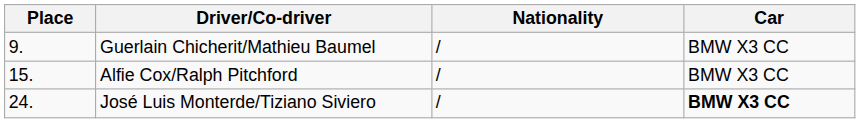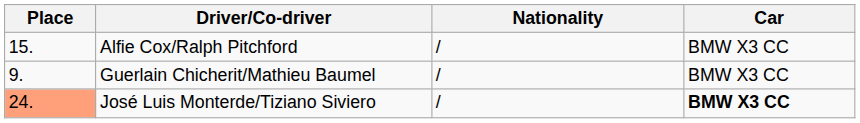rows swapped: (238, 46) <-> (199, 74)
(21, 103) no background -> (21, 103) lightsalmon background
